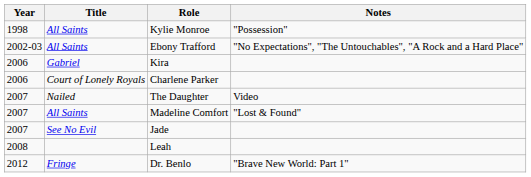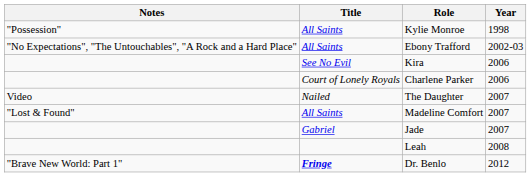columns swapped: (24, 12) <-> (378, 12)
(63, 63) Gabriel -> (326, 63) See No Evil
(71, 130) See No Evil -> (318, 130) Gabriel
(61, 163) normal -> (317, 163) bold
